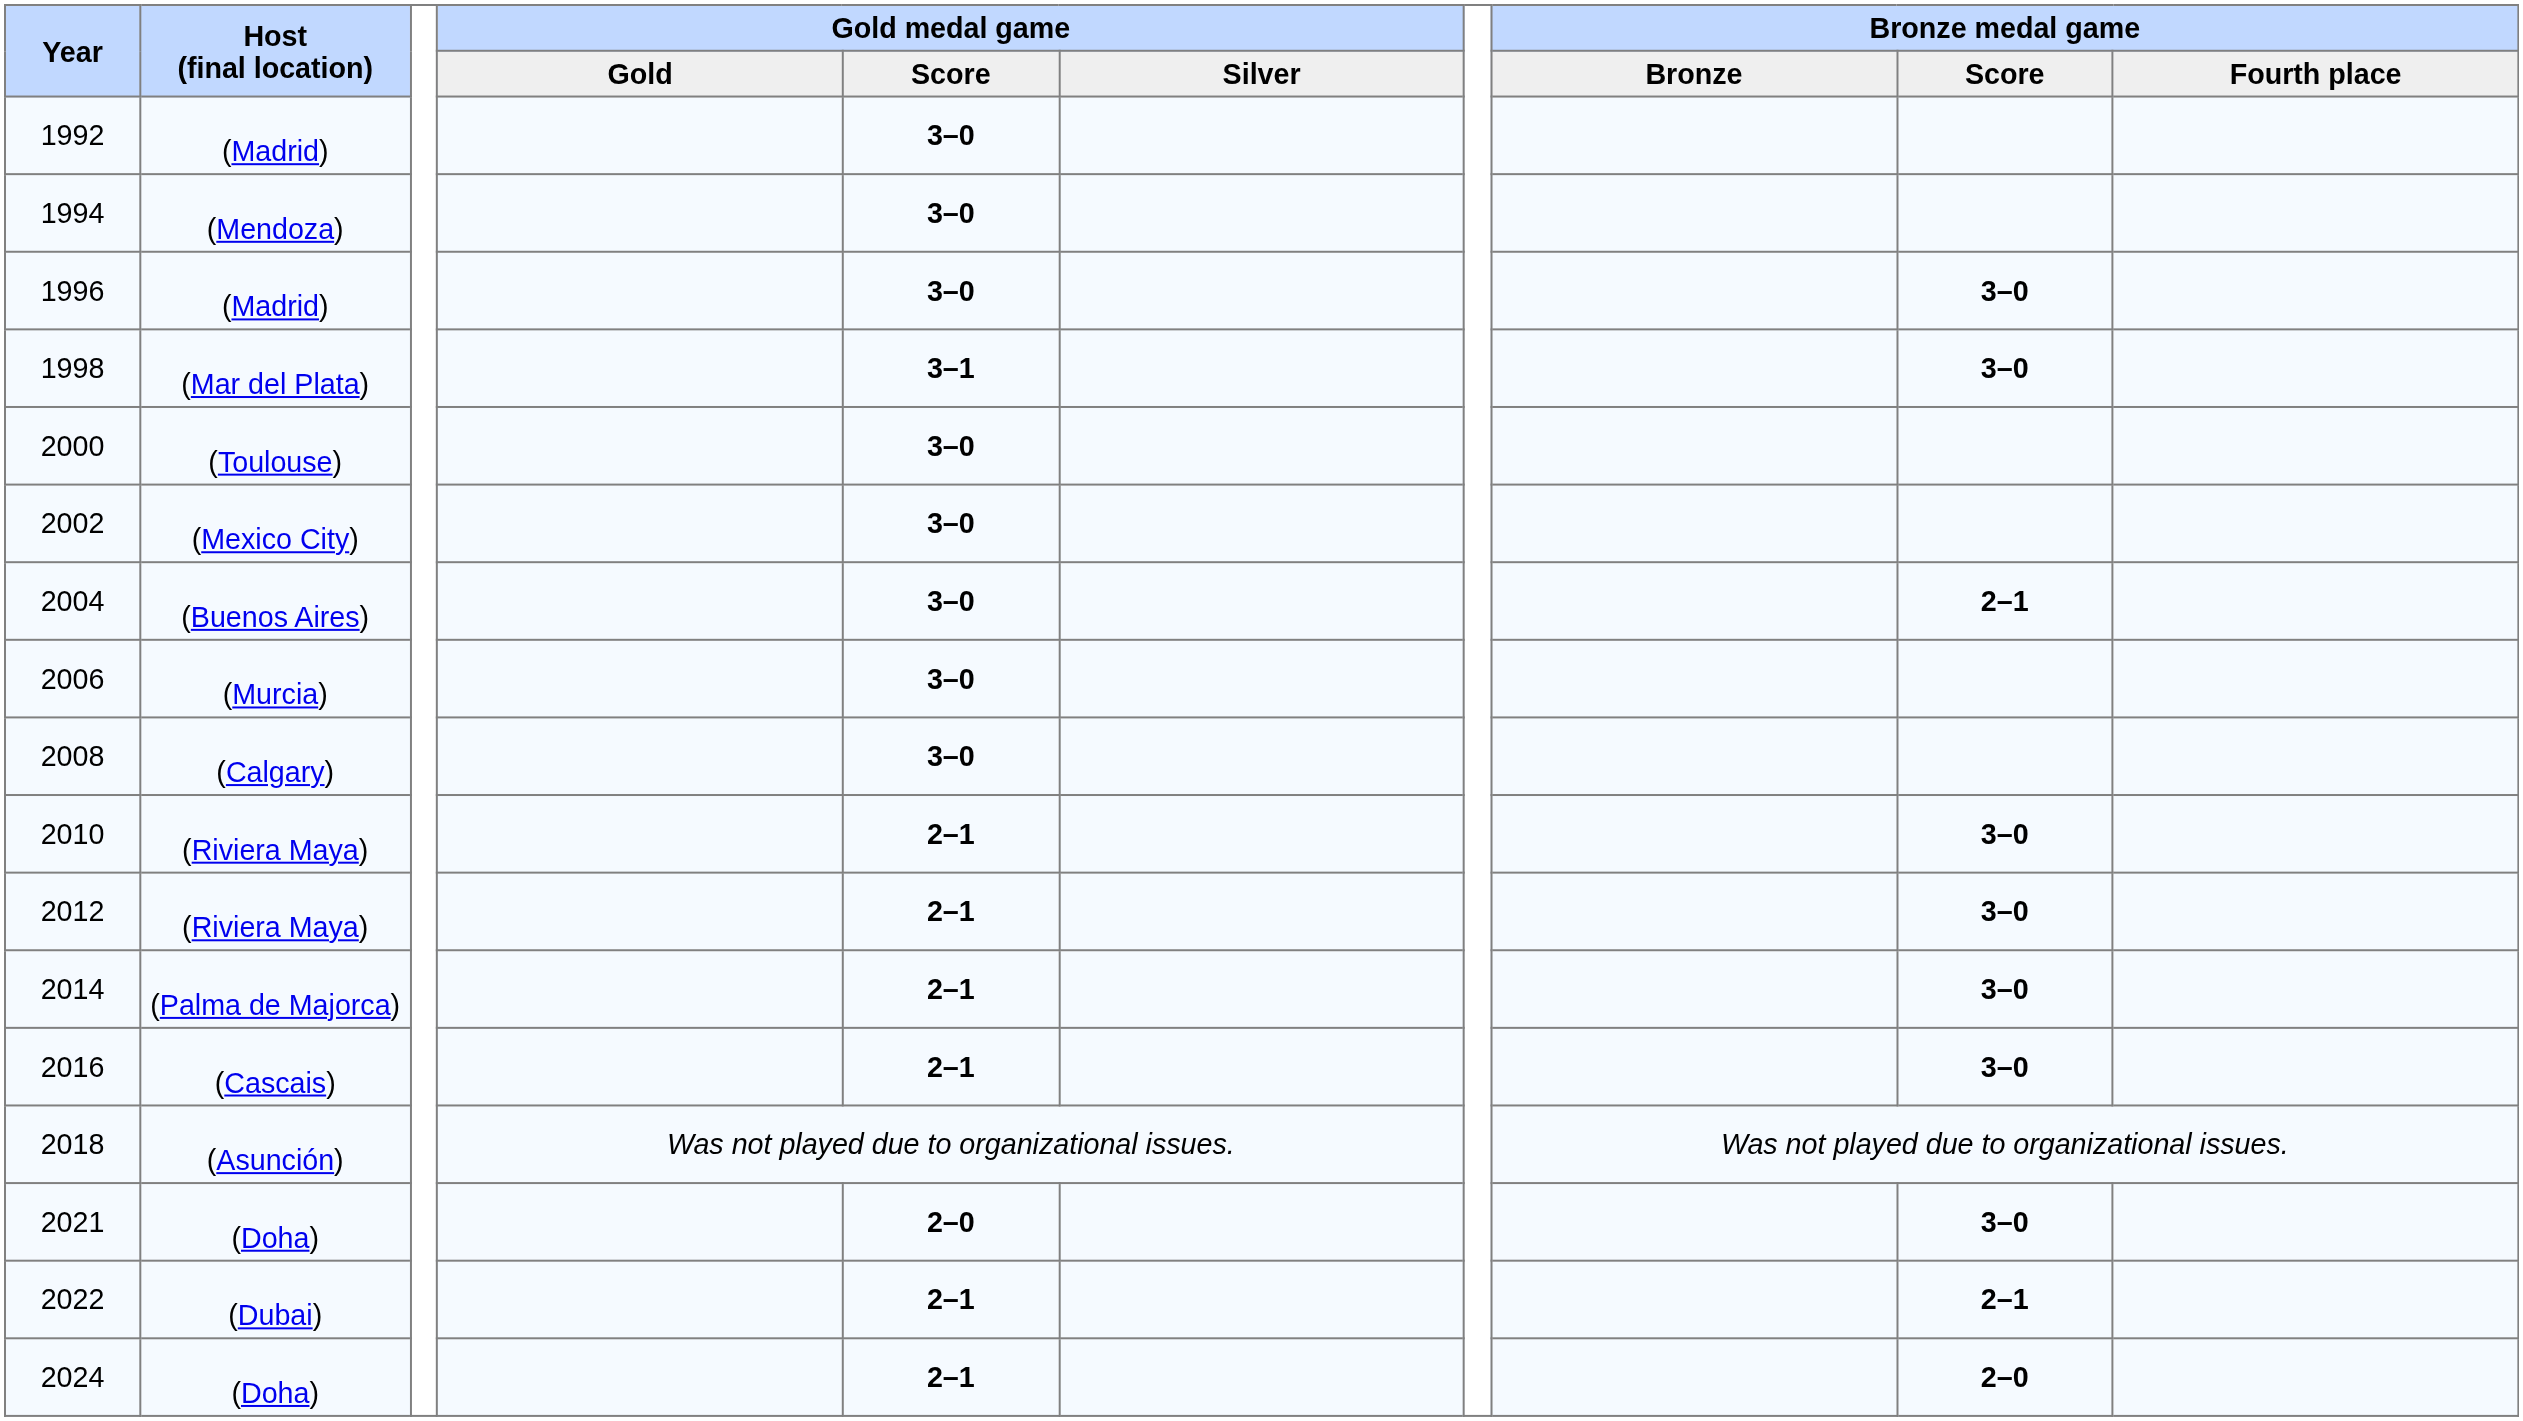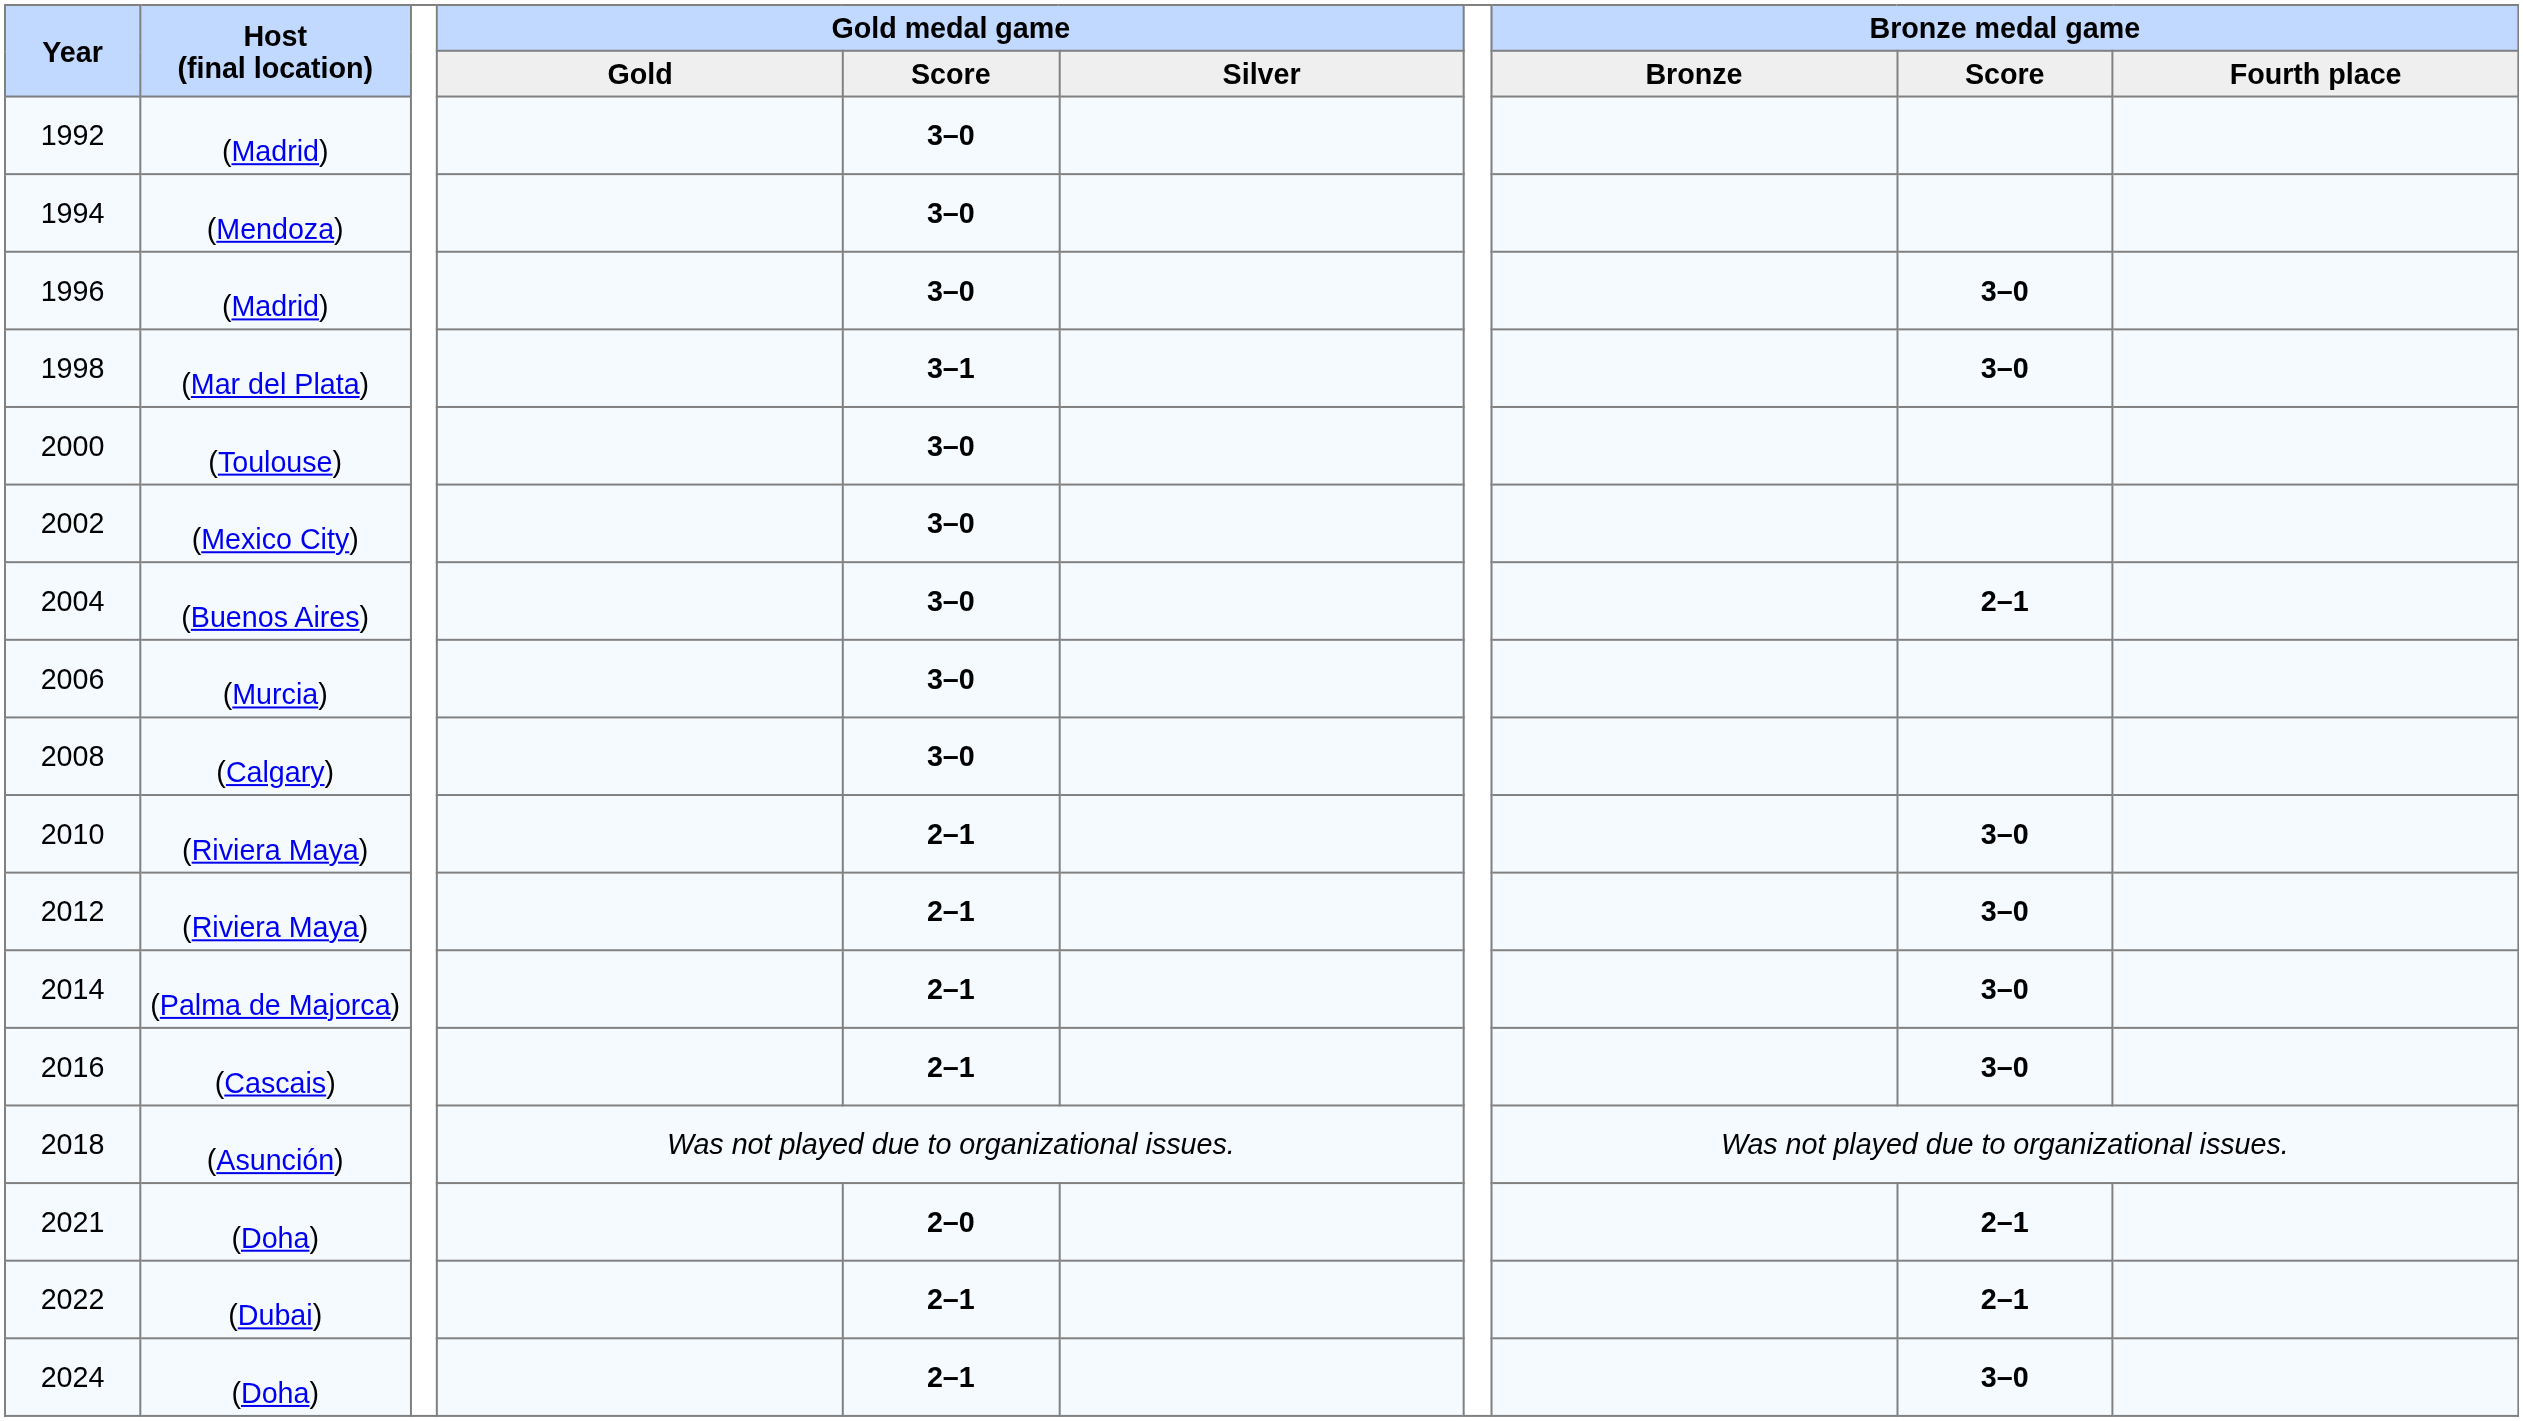(2005, 1222) 3–0 -> (2005, 1222) 2–1
(2005, 1377) 2–0 -> (2005, 1377) 3–0
